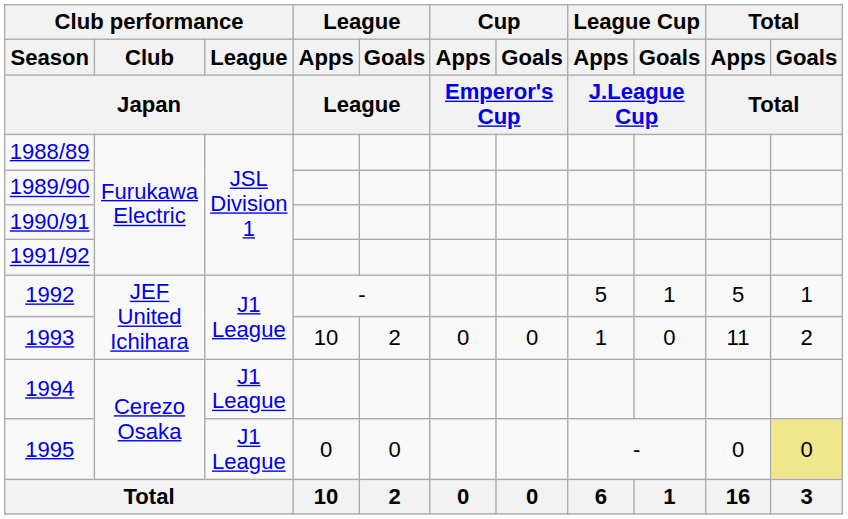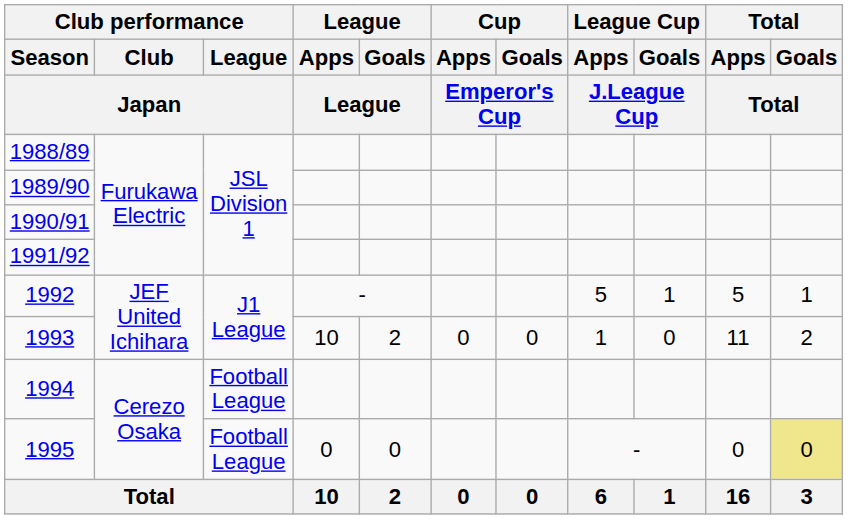(249, 389) J1 League -> (249, 389) Football League
(249, 448) J1 League -> (249, 448) Football League
